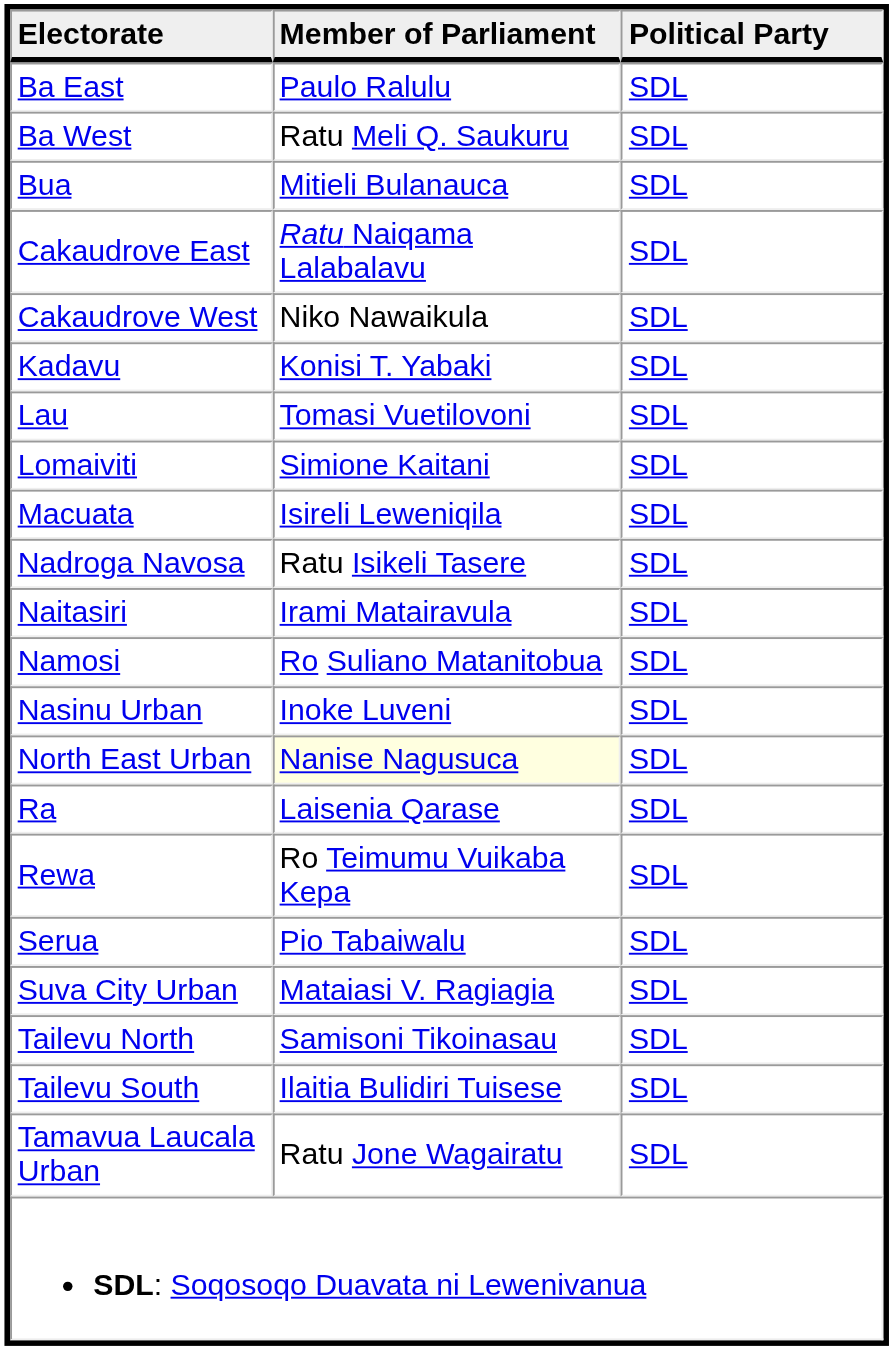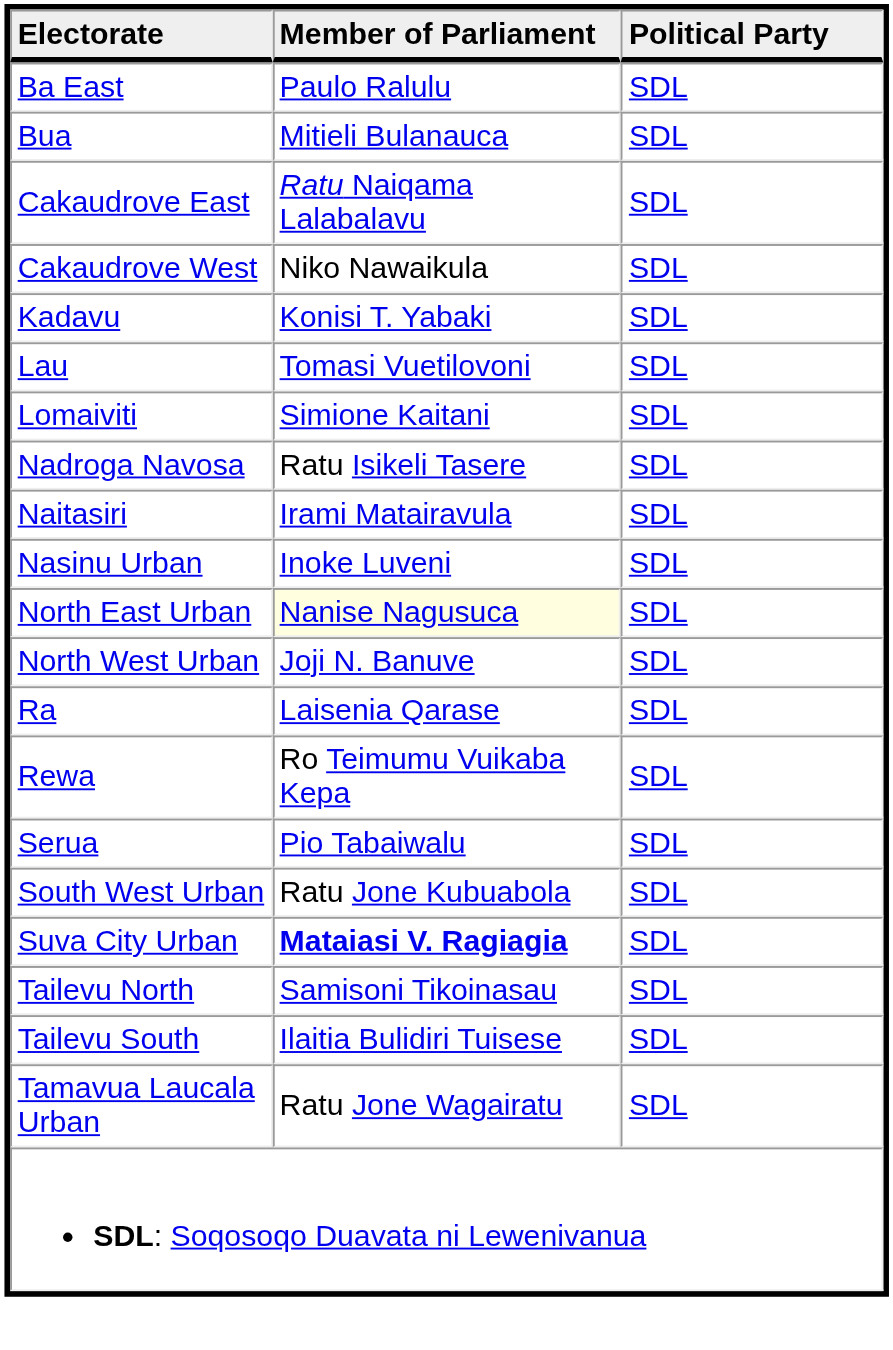- row: (75, 135)
- row: (76, 513)
- row: (69, 661)
+ row: (138, 661)
+ row: (141, 891)
(417, 990) normal -> (424, 940) bold
